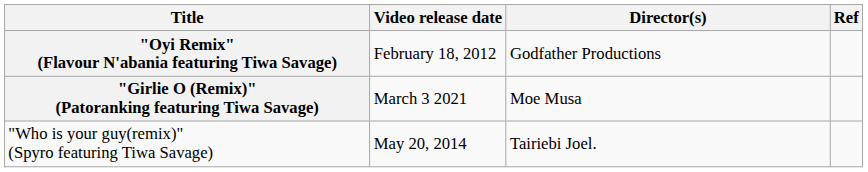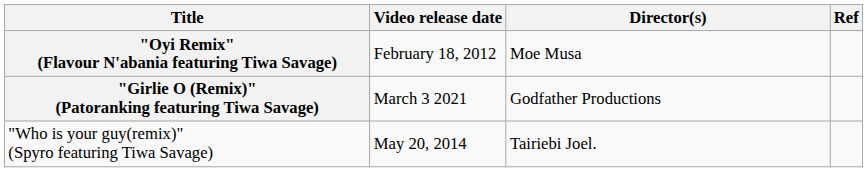(585, 53) Godfather Productions -> (546, 53) Moe Musa
(546, 98) Moe Musa -> (585, 98) Godfather Productions
